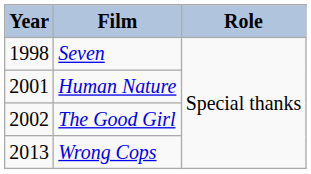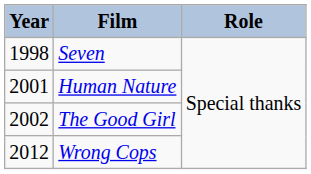(29, 152) 2013 -> (29, 152) 2012
